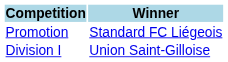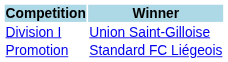rows swapped: (33, 51) <-> (37, 32)
